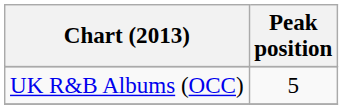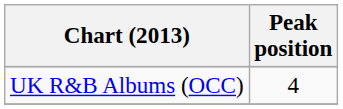(293, 85) 5 -> (293, 85) 4
